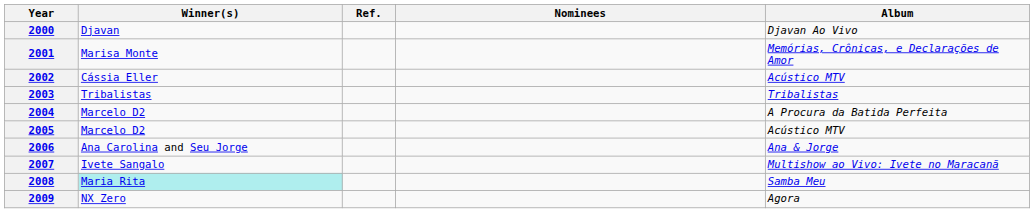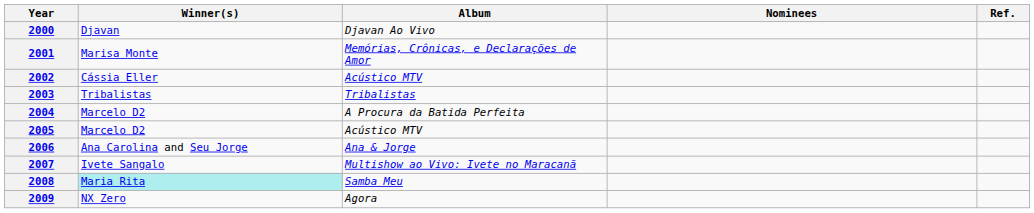columns swapped: (897, 13) <-> (369, 13)
